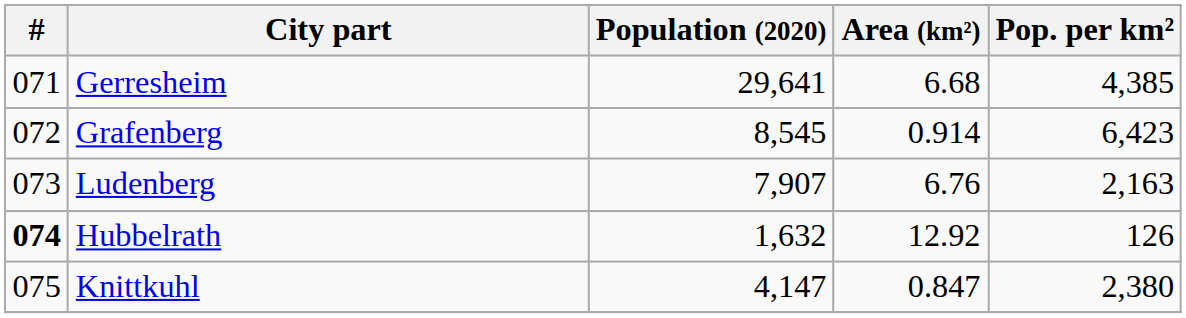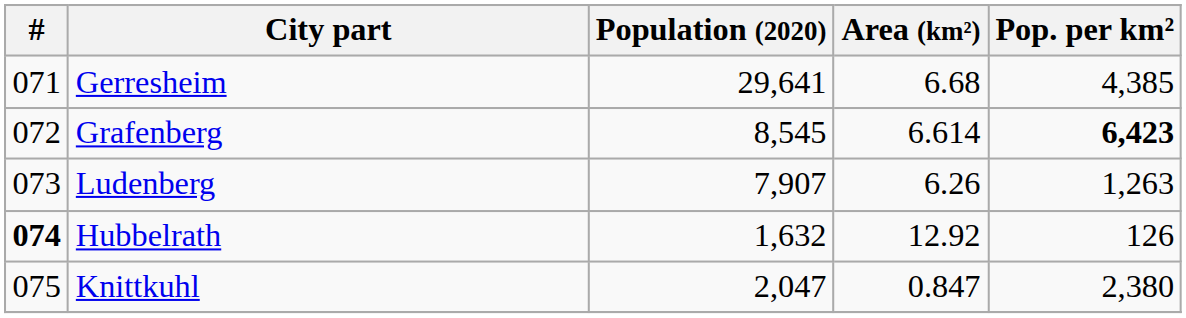(944, 132) 0.914 -> (944, 132) 6.614
(1138, 132) normal -> (1138, 132) bold
(952, 183) 6.76 -> (952, 183) 6.26
(1138, 183) 2,163 -> (1138, 183) 1,263
(790, 286) 4,147 -> (790, 286) 2,047
